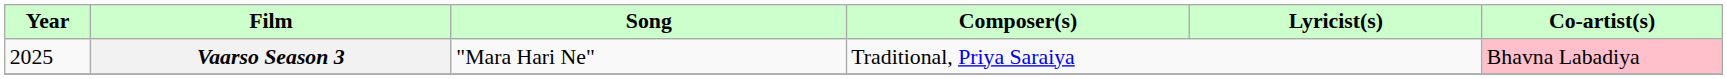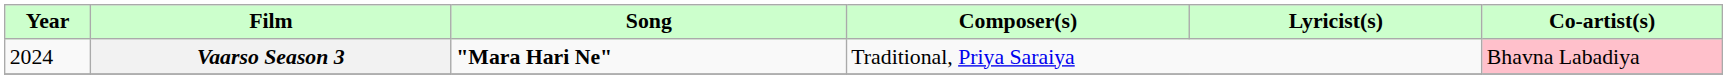(31, 56) 2025 -> (31, 56) 2024
(526, 56) normal -> (534, 56) bold
